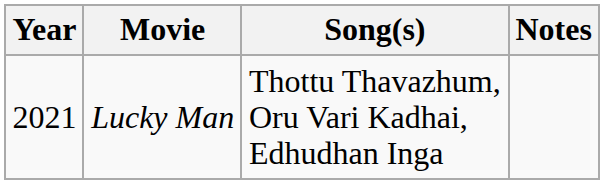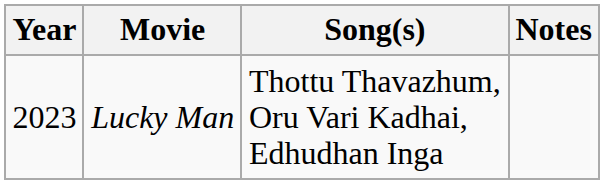(44, 116) 2021 -> (44, 116) 2023
